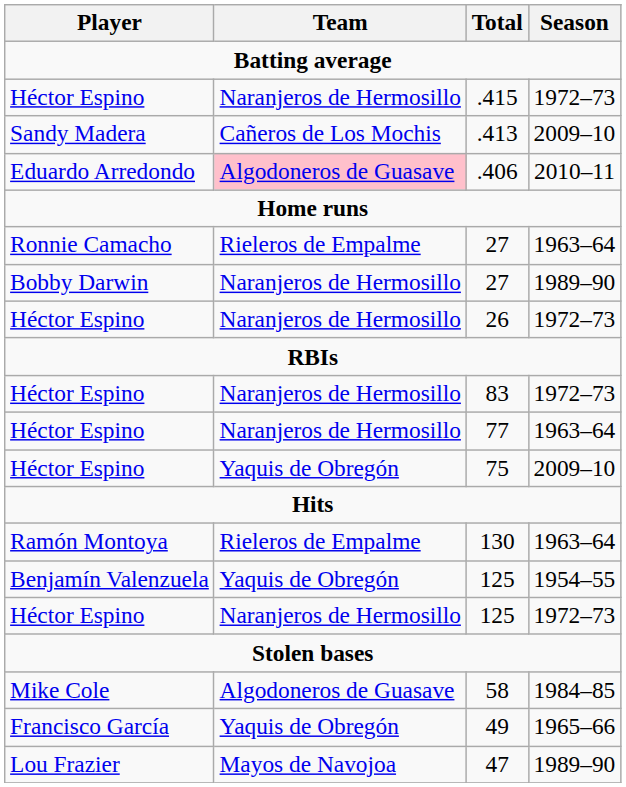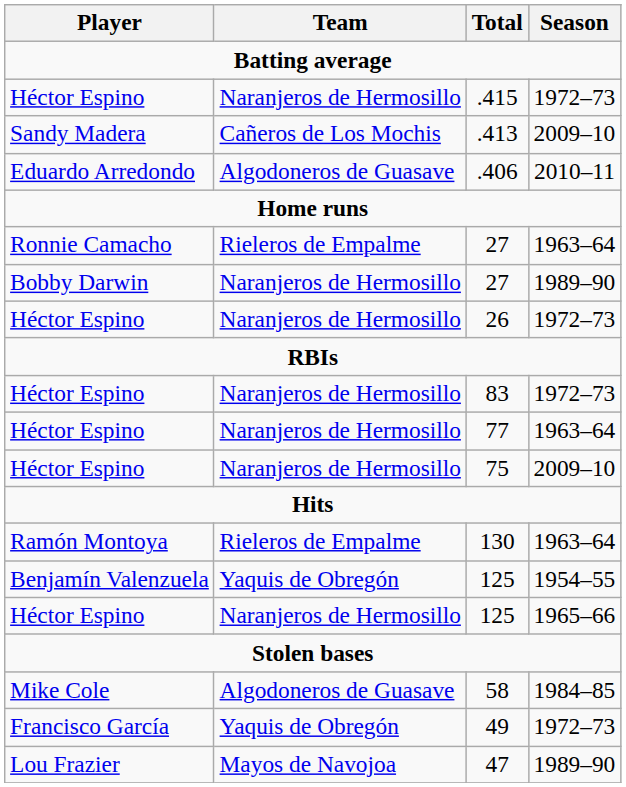(337, 171) pink background -> (337, 171) no background
(309, 467) Yaquis de Obregón -> (340, 467) Naranjeros de Hermosillo
(574, 615) 1972–73 -> (574, 615) 1965–66
(574, 726) 1965–66 -> (574, 726) 1972–73
